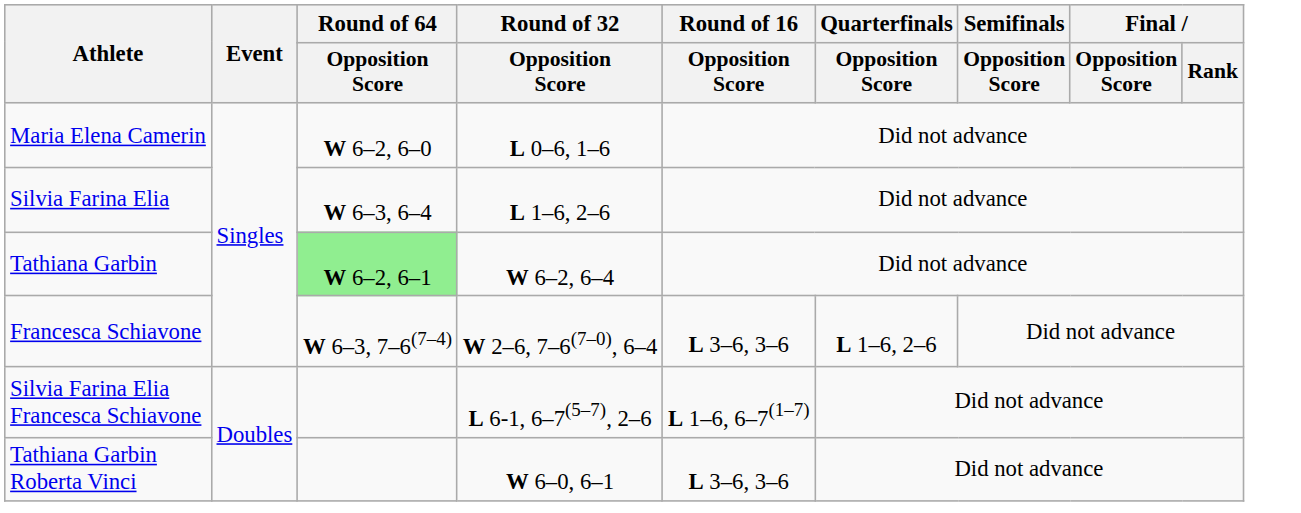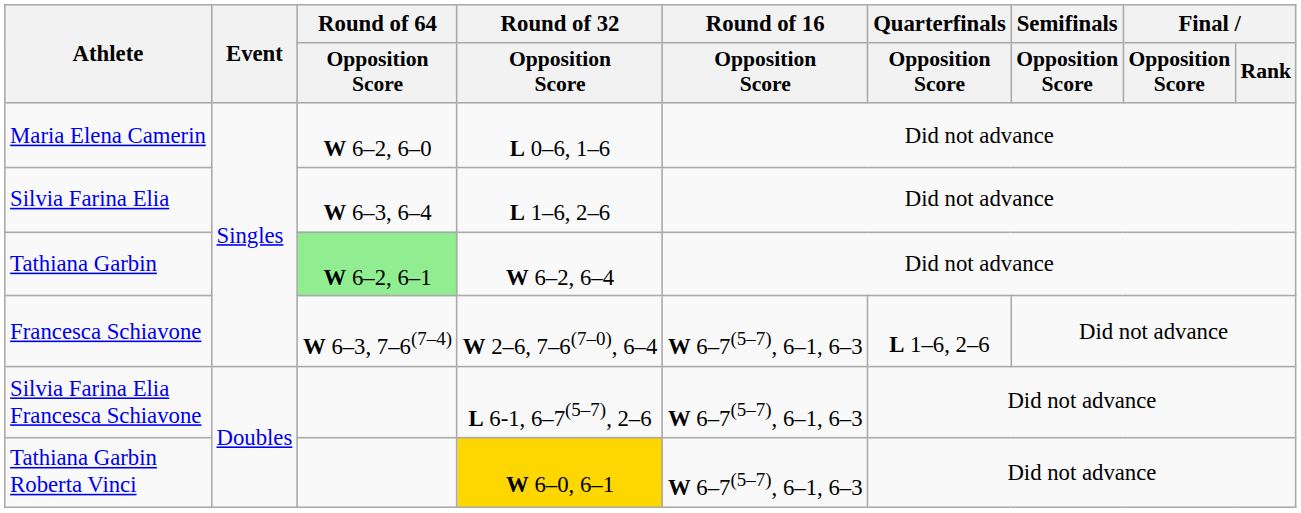(739, 344) L 3–6, 3–6 -> (765, 344) W 6–7(5–7), 6–1, 6–3
(739, 415) L 1–6, 6–7(1–7) -> (765, 415) W 6–7(5–7), 6–1, 6–3
(560, 482) no background -> (560, 485) gold background
(739, 482) L 3–6, 3–6 -> (765, 485) W 6–7(5–7), 6–1, 6–3
